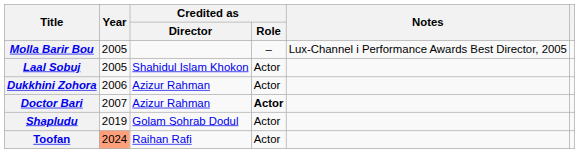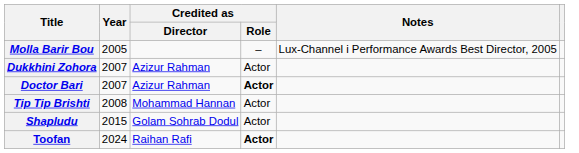- row: (52, 67)
(114, 85) 2006 -> (114, 67) 2007
+ row: (52, 103)
(114, 121) 2019 -> (114, 121) 2015
(114, 139) lightsalmon background -> (114, 139) no background
(267, 139) normal -> (259, 139) bold
